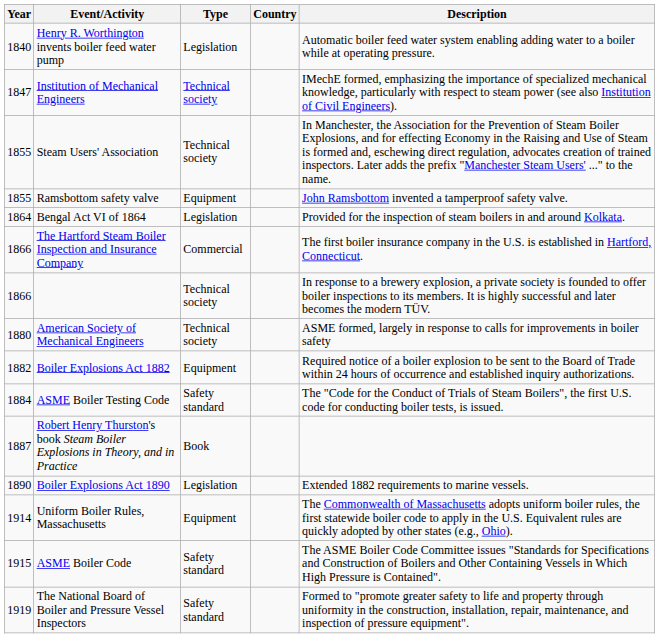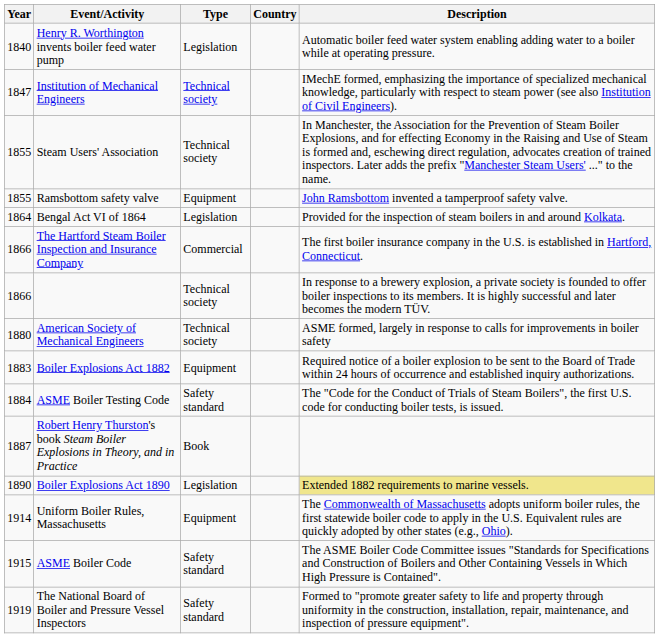(19, 367) 1882 -> (19, 367) 1883
(415, 485) no background -> (415, 485) khaki background
